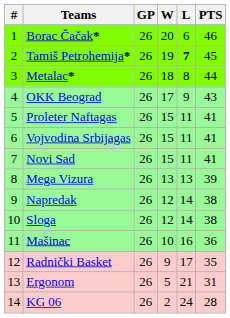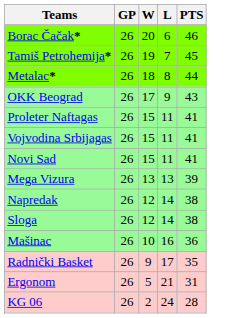- column: (14, 14)
(186, 55) bold -> (167, 55) normal
